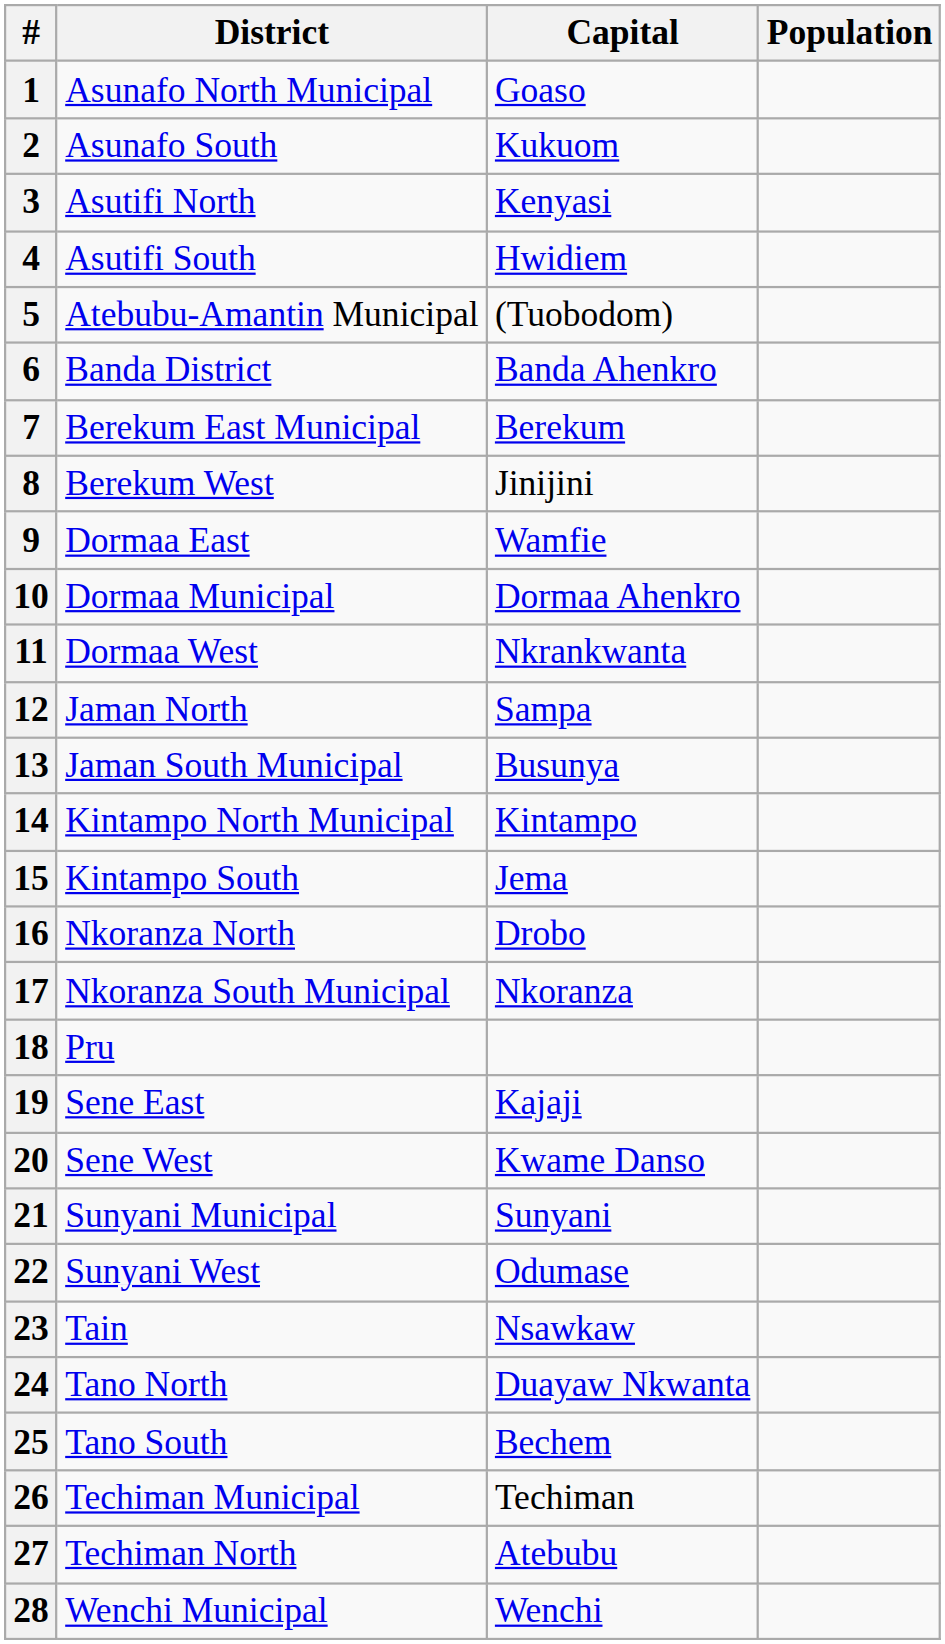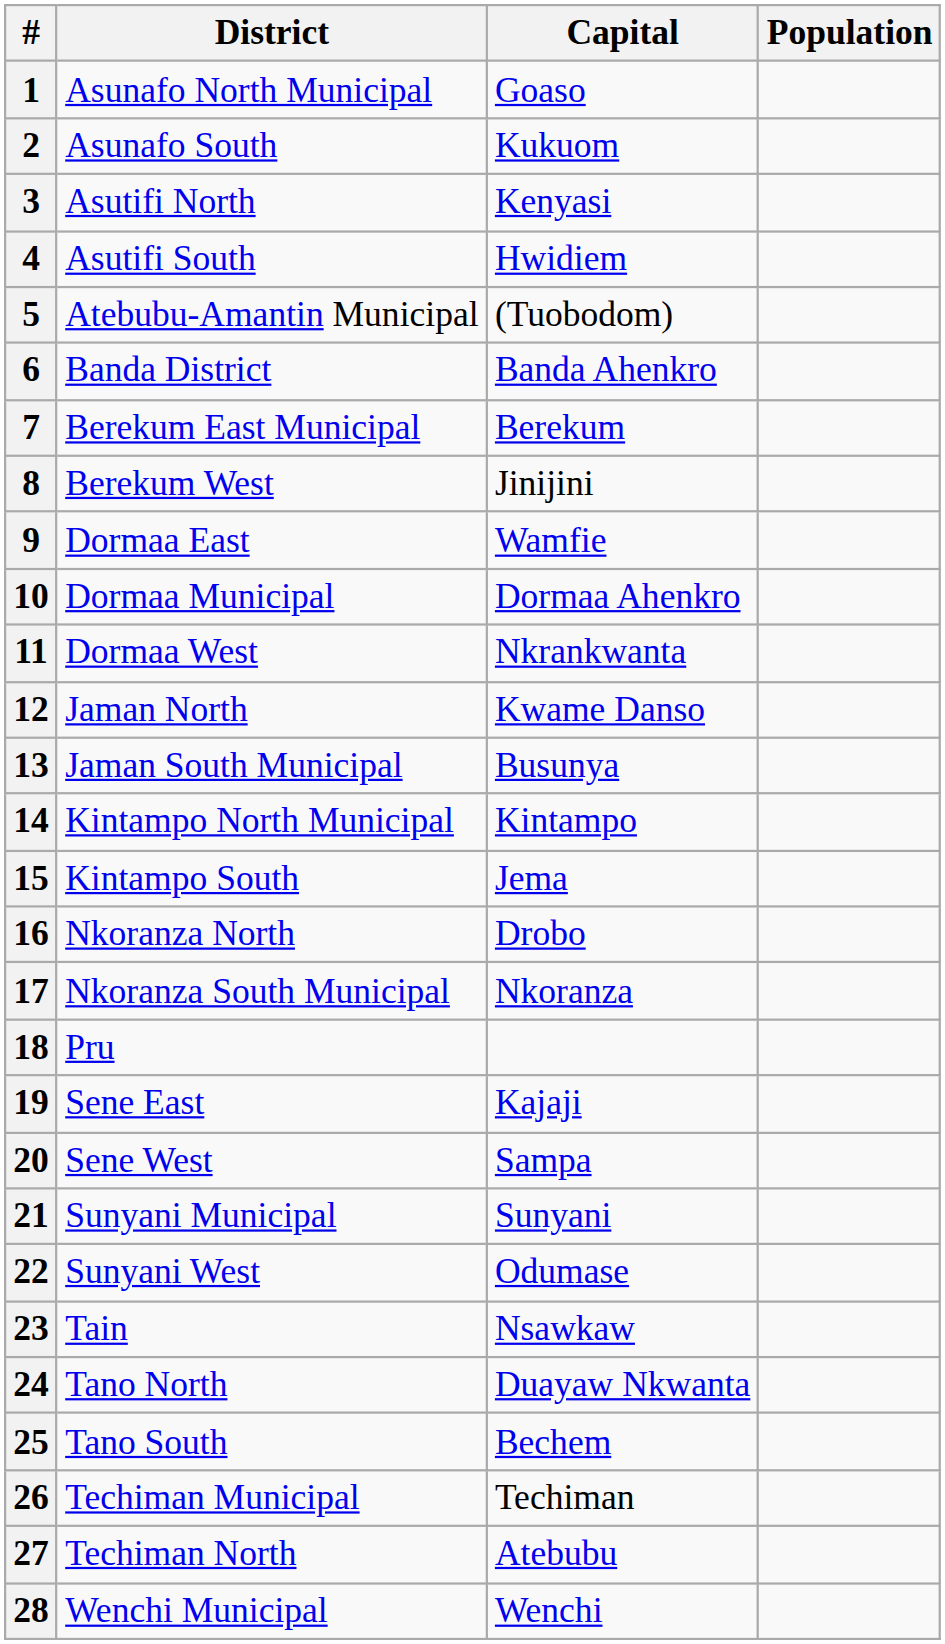(543, 708) Sampa -> (600, 708) Kwame Danso
(600, 1159) Kwame Danso -> (543, 1159) Sampa
